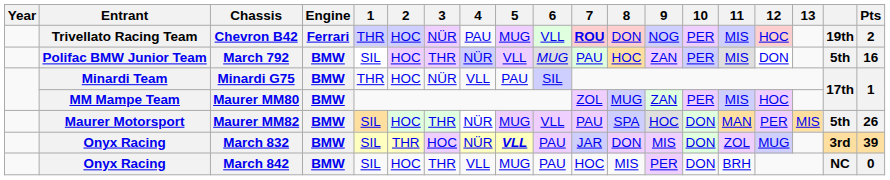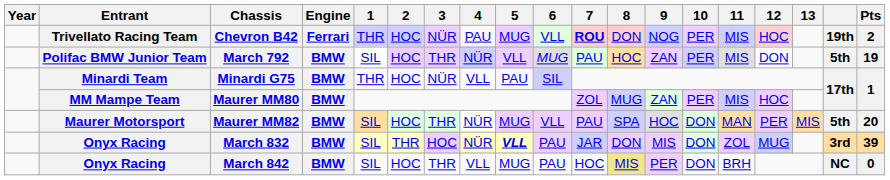(871, 57) 16 -> (871, 57) 19
(871, 121) 26 -> (871, 121) 20
(626, 163) no background -> (626, 163) khaki background
